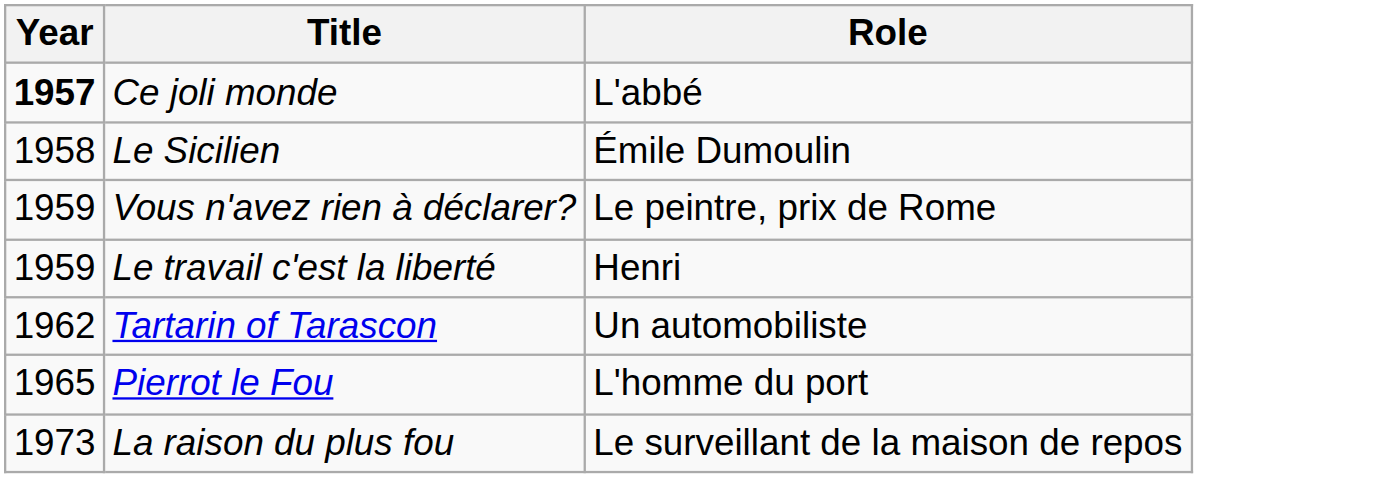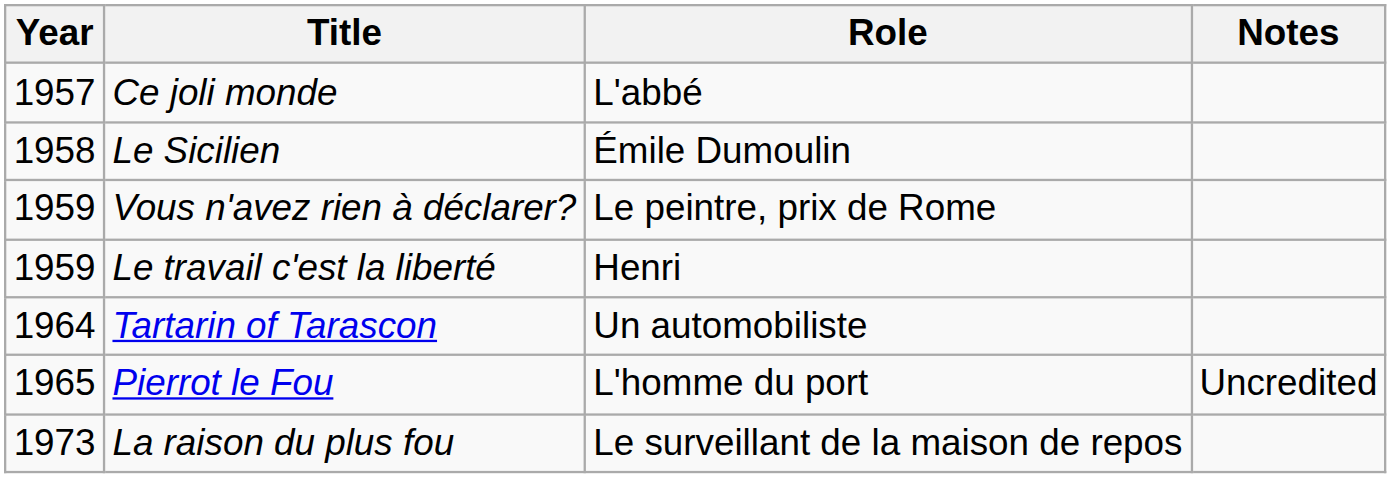+ column: (1288, 33)
(55, 92) bold -> (55, 92) normal
(55, 325) 1962 -> (55, 325) 1964
